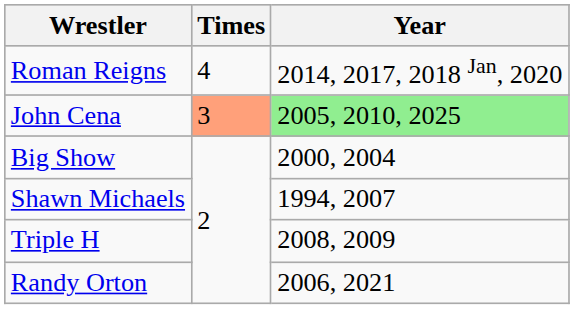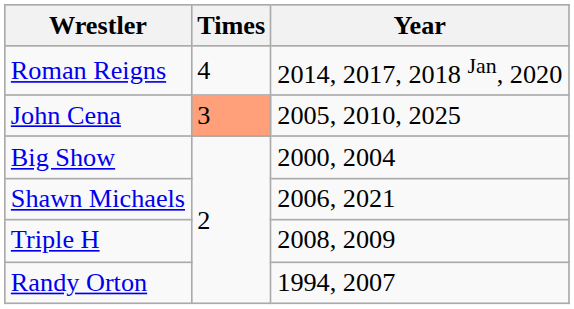(369, 115) lightgreen background -> (369, 115) no background
(336, 198) 1994, 2007 -> (336, 198) 2006, 2021
(336, 282) 2006, 2021 -> (336, 282) 1994, 2007
